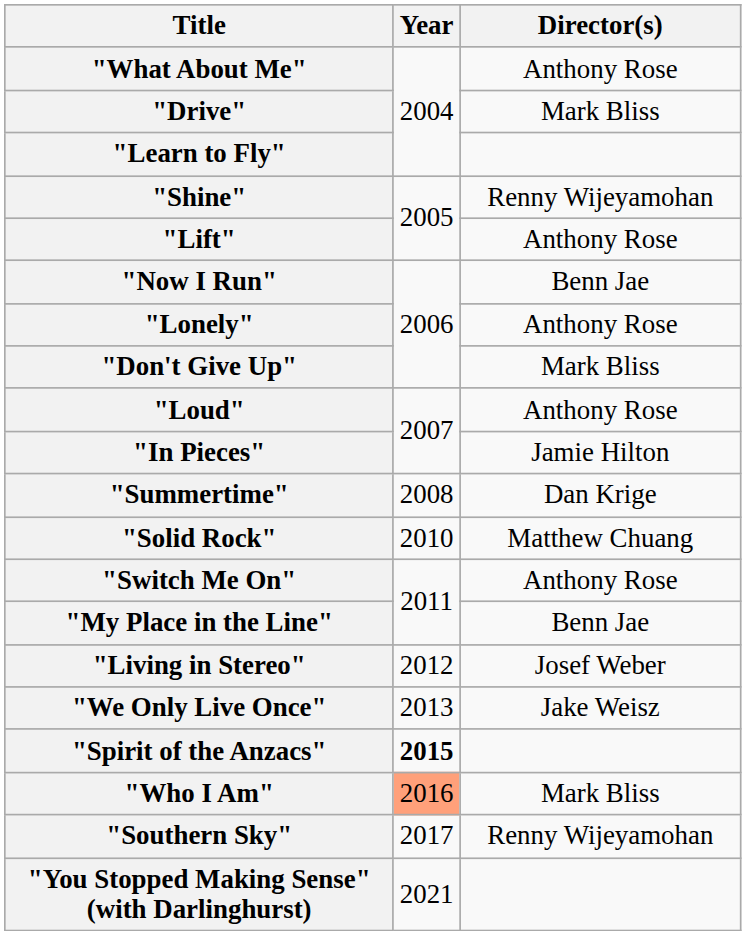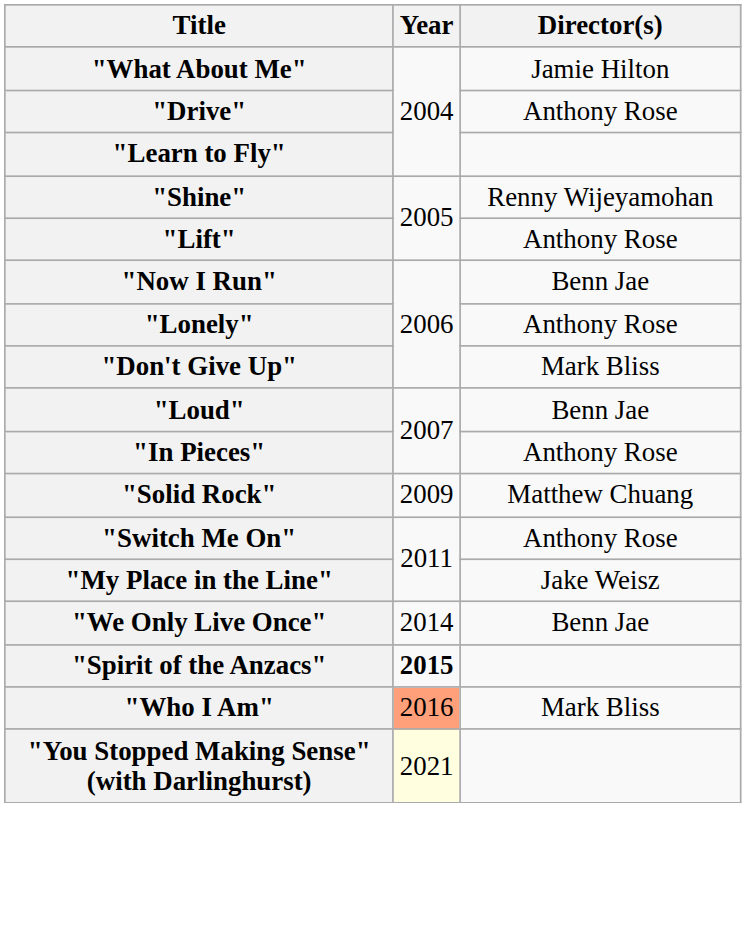(600, 68) Anthony Rose -> (600, 68) Jamie Hilton
(600, 111) Mark Bliss -> (600, 111) Anthony Rose
(600, 409) Anthony Rose -> (600, 409) Benn Jae
(600, 452) Jamie Hilton -> (600, 452) Anthony Rose
- row: (199, 494)
(427, 537) 2010 -> (427, 494) 2009
(600, 622) Benn Jae -> (600, 580) Jake Weisz
- row: (199, 665)
(427, 707) 2013 -> (427, 622) 2014
(600, 707) Jake Weisz -> (600, 622) Benn Jae
- row: (199, 835)
(427, 893) no background -> (427, 765) lightyellow background
